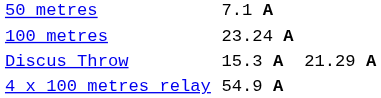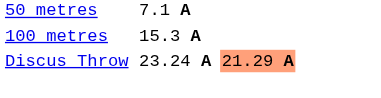(258, 36) 23.24 A -> (170, 36) 15.3 A
(252, 61) 15.3 A -> (175, 61) 23.24 A
(340, 61) no background -> (258, 61) lightsalmon background
- row: (108, 86)
